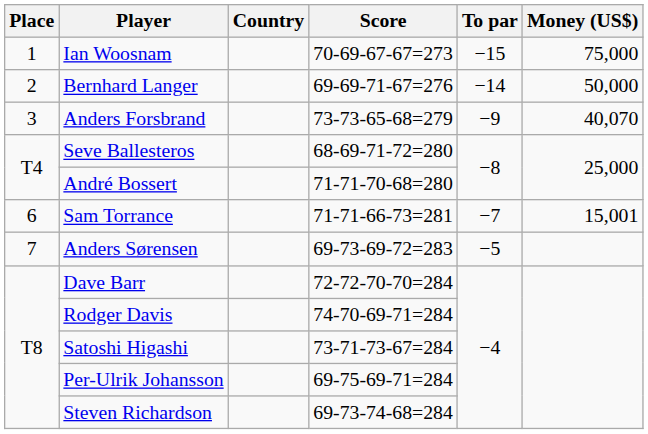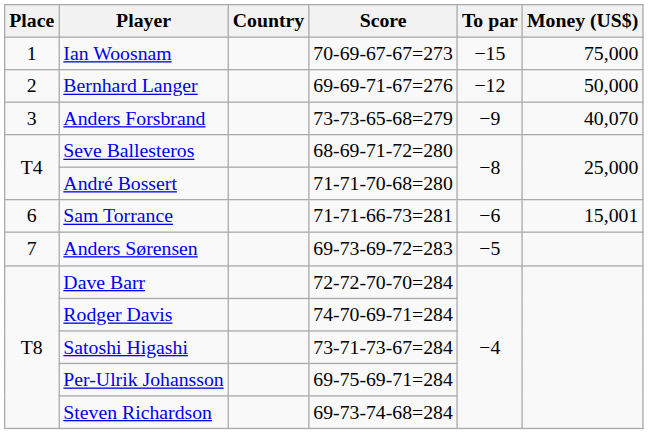(490, 86) −14 -> (490, 86) −12
(490, 216) −7 -> (490, 216) −6
